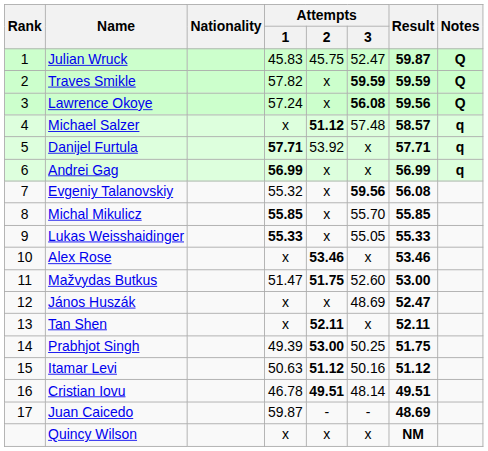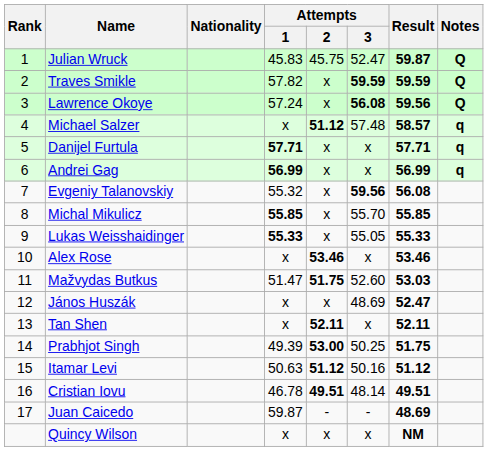(327, 147) 53.92 -> (327, 147) x
(413, 280) 53.00 -> (413, 280) 53.03
